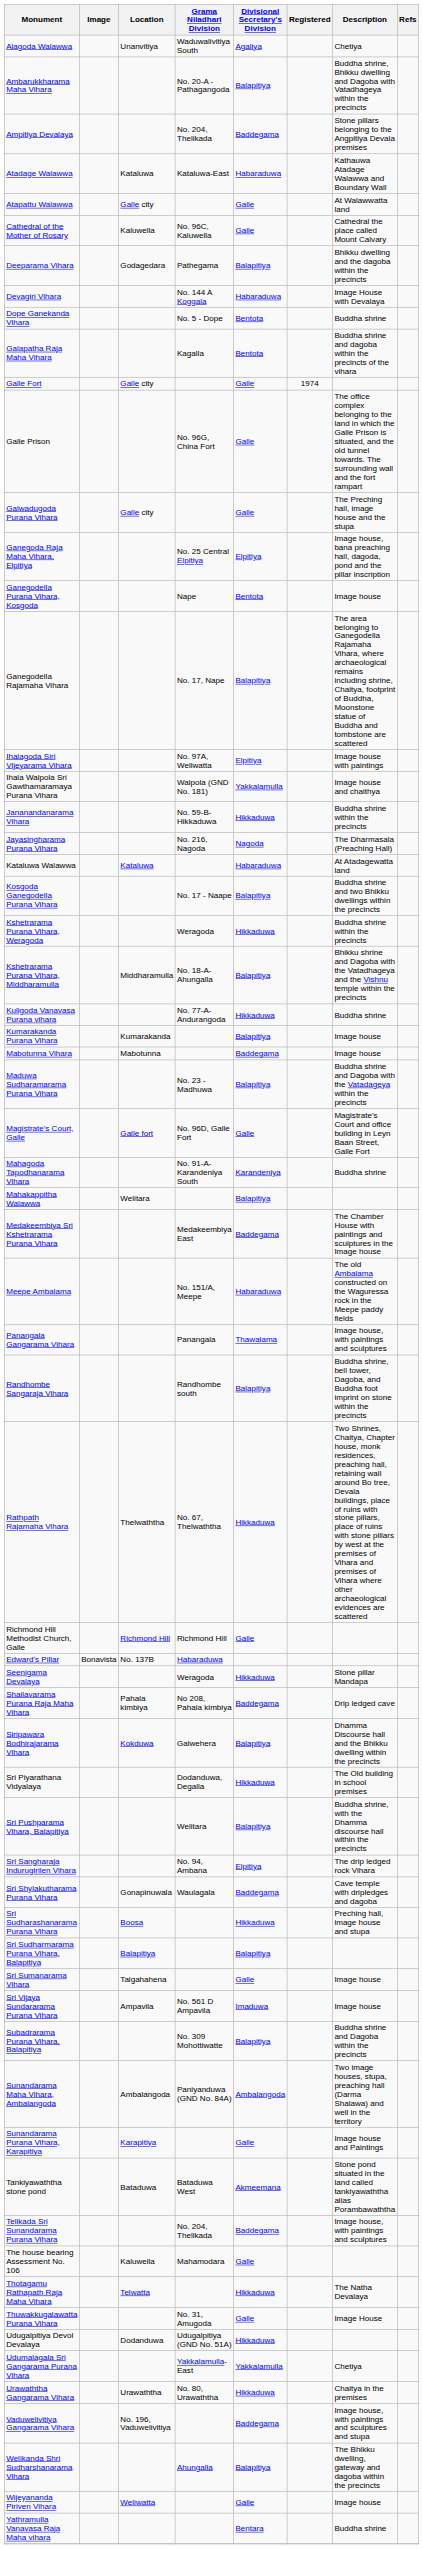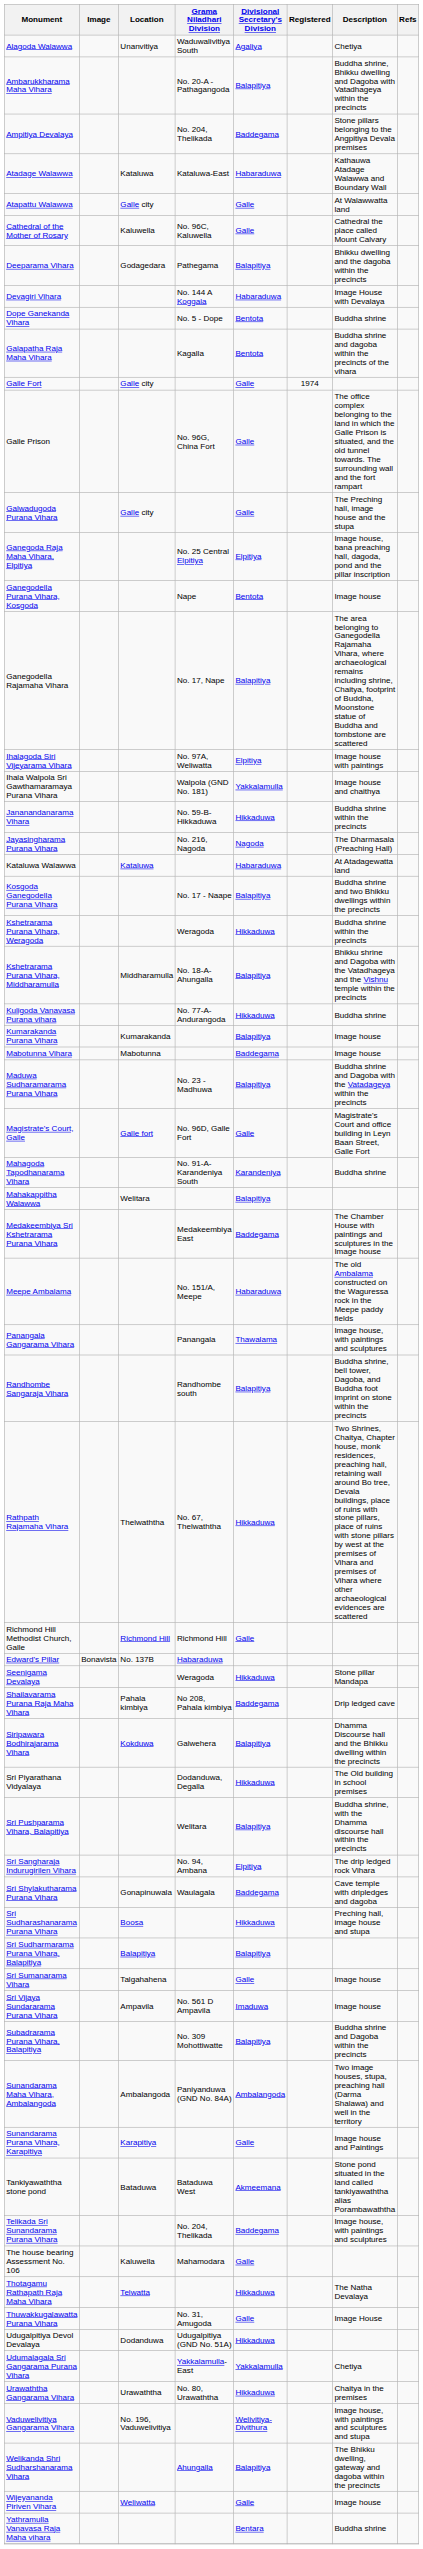(257, 2423) Baddegama -> (254, 2423) Welivitiya-Divithura
